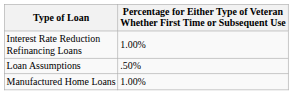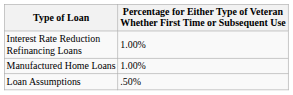rows swapped: (61, 81) <-> (44, 66)
